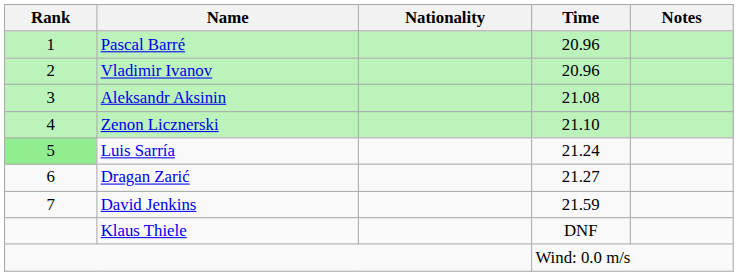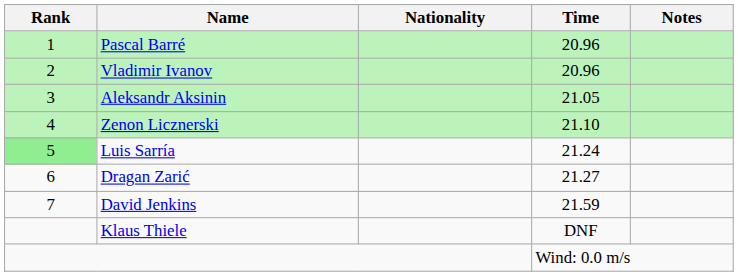(581, 97) 21.08 -> (581, 97) 21.05
